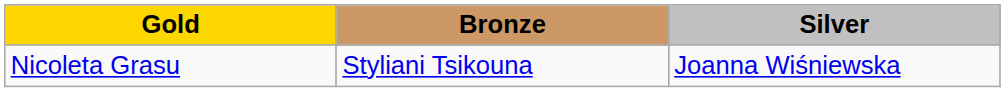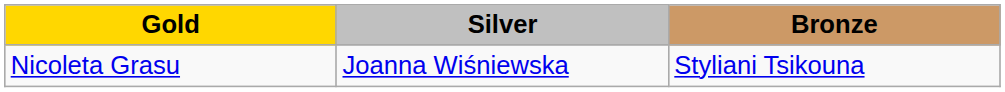columns swapped: (834, 24) <-> (502, 24)
